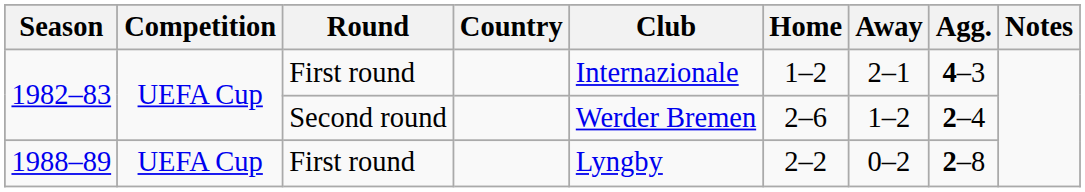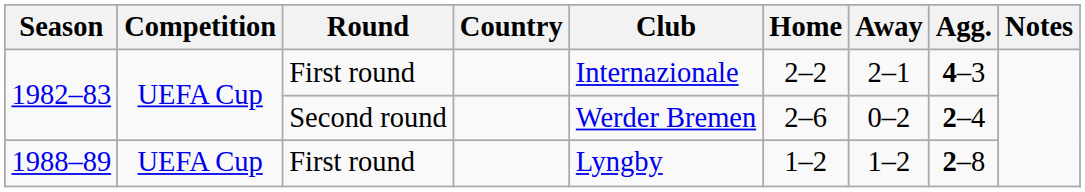(806, 72) 1–2 -> (806, 72) 2–2
(889, 117) 1–2 -> (889, 117) 0–2
(806, 162) 2–2 -> (806, 162) 1–2
(889, 162) 0–2 -> (889, 162) 1–2
